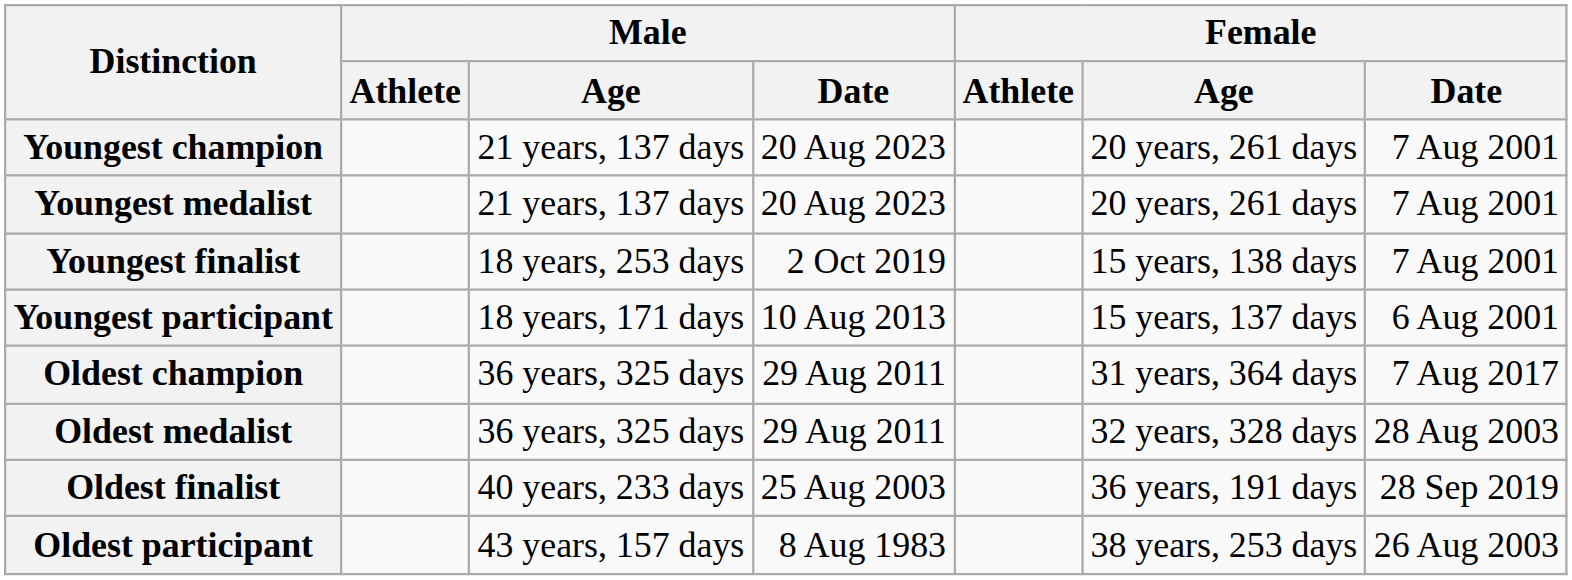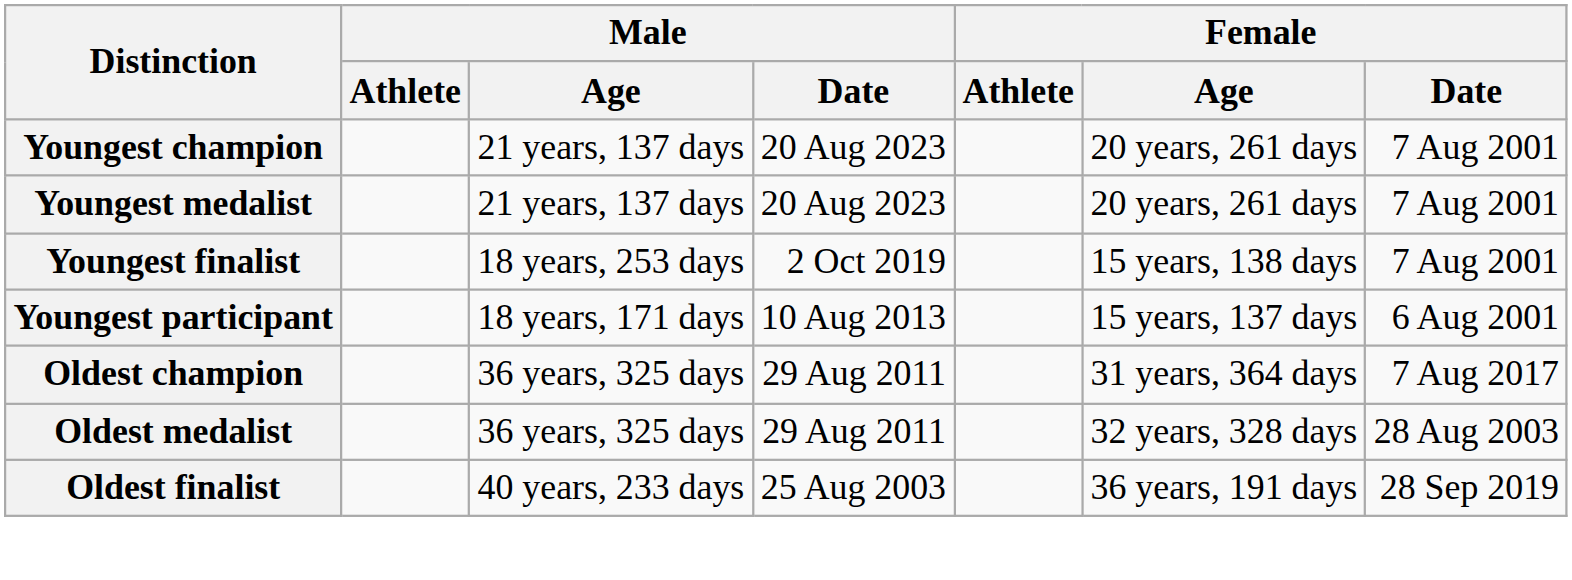- row: (173, 544)
